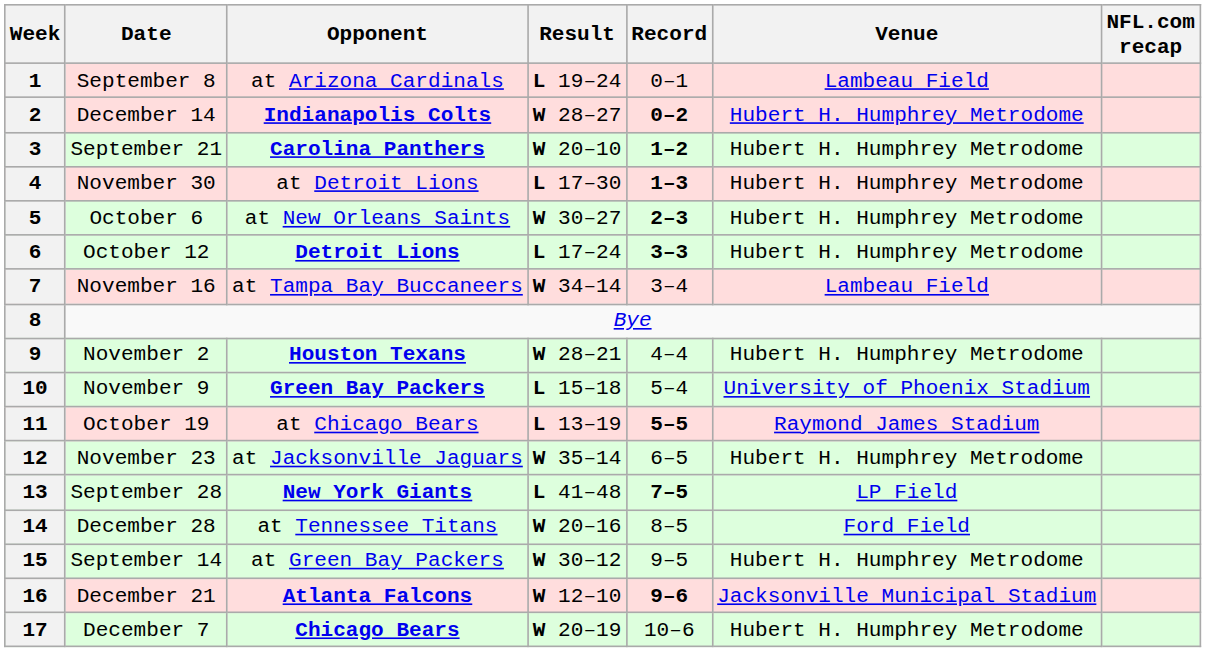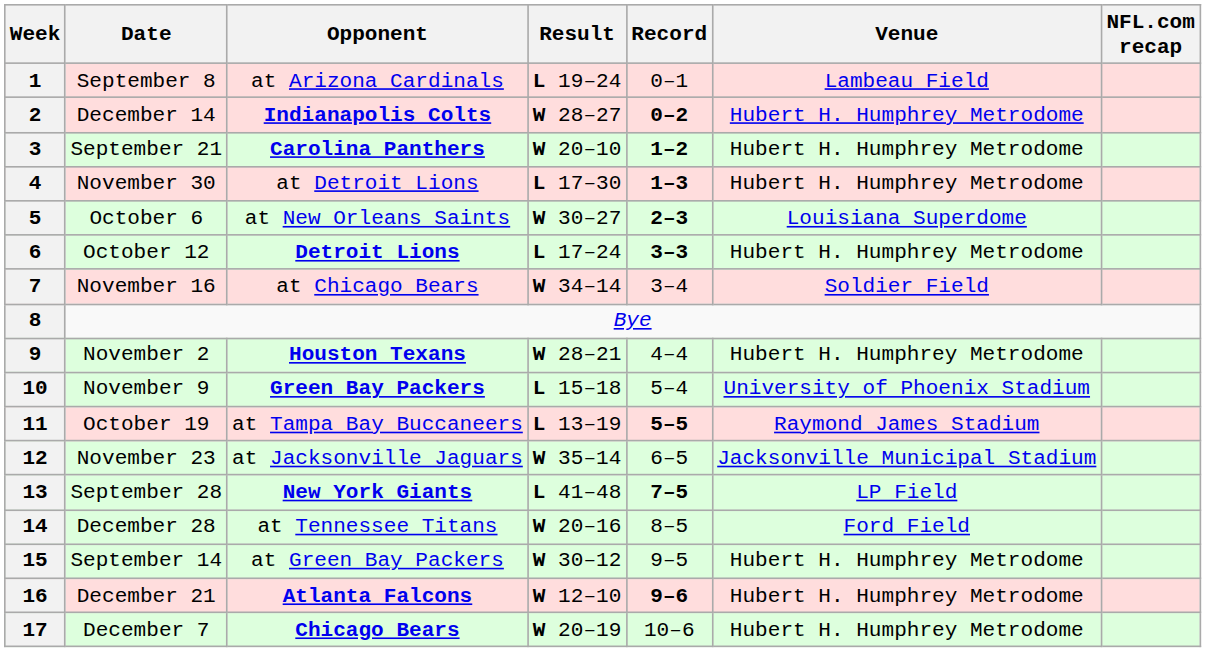(907, 218) Hubert H. Humphrey Metrodome -> (907, 218) Louisiana Superdome
(377, 287) at Tampa Bay Buccaneers -> (377, 287) at Chicago Bears
(907, 287) Lambeau Field -> (907, 287) Soldier Field
(377, 424) at Chicago Bears -> (377, 424) at Tampa Bay Buccaneers
(907, 458) Hubert H. Humphrey Metrodome -> (907, 458) Jacksonville Municipal Stadium
(907, 595) Jacksonville Municipal Stadium -> (907, 595) Hubert H. Humphrey Metrodome
